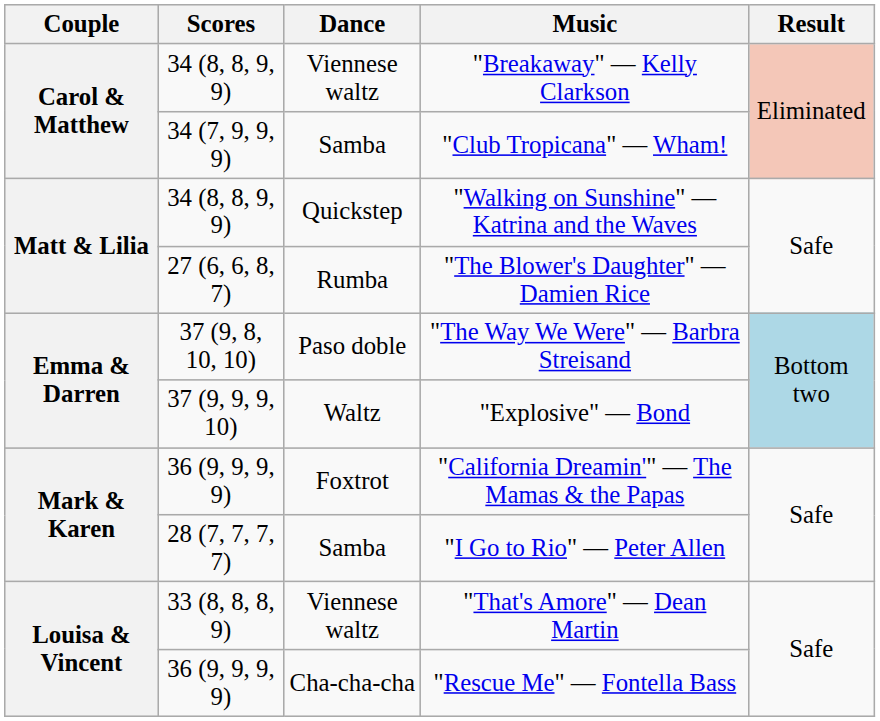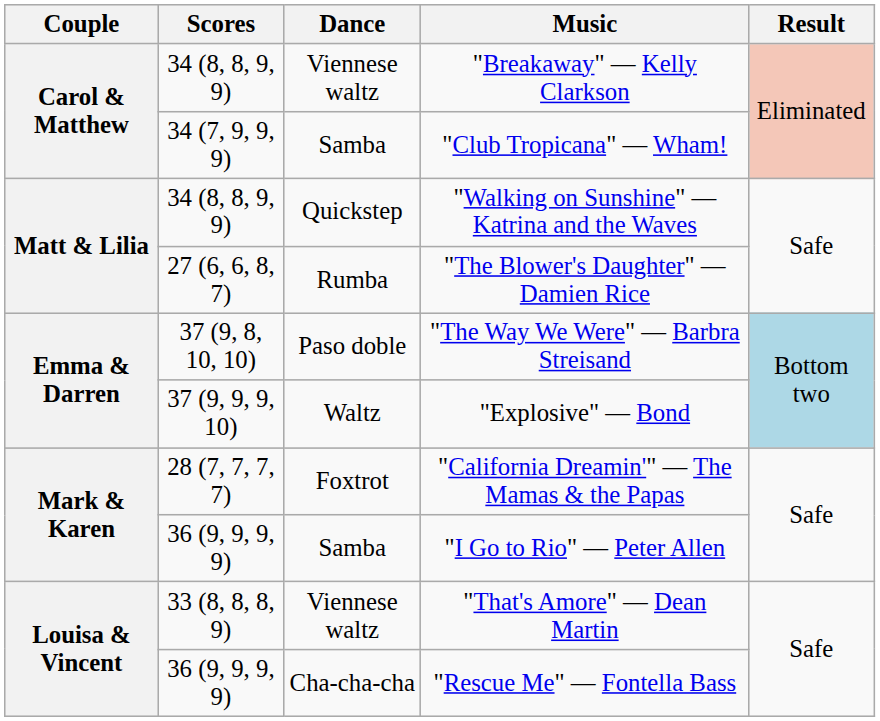(221, 480) 36 (9, 9, 9, 9) -> (221, 480) 28 (7, 7, 7, 7)
(221, 548) 28 (7, 7, 7, 7) -> (221, 548) 36 (9, 9, 9, 9)
